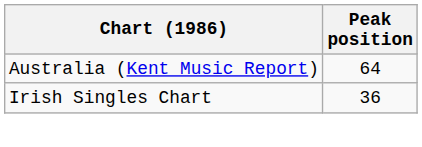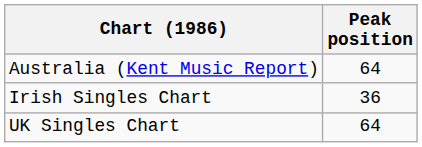+ row: (94, 127)
